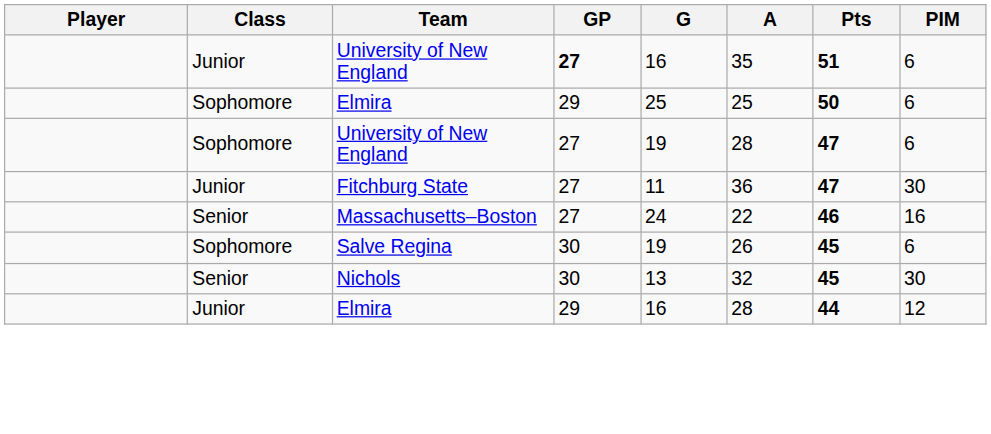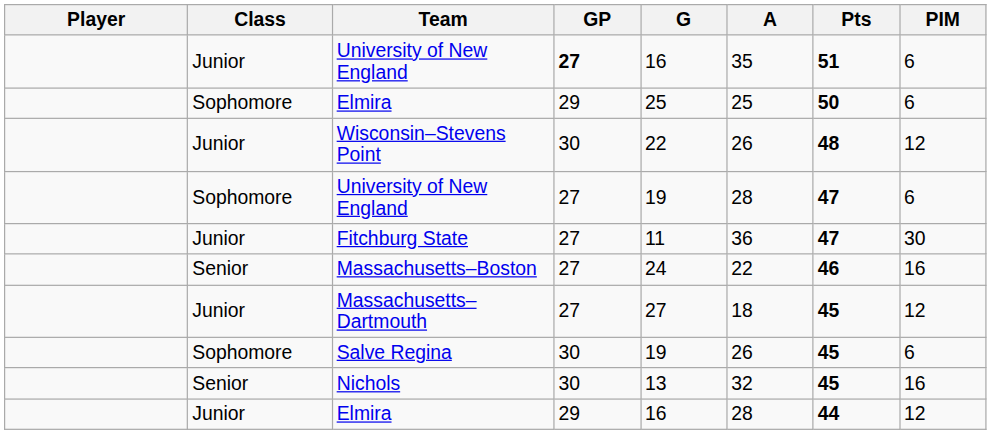+ row: (219, 144)
+ row: (219, 311)
(915, 278) 30 -> (915, 383) 16
